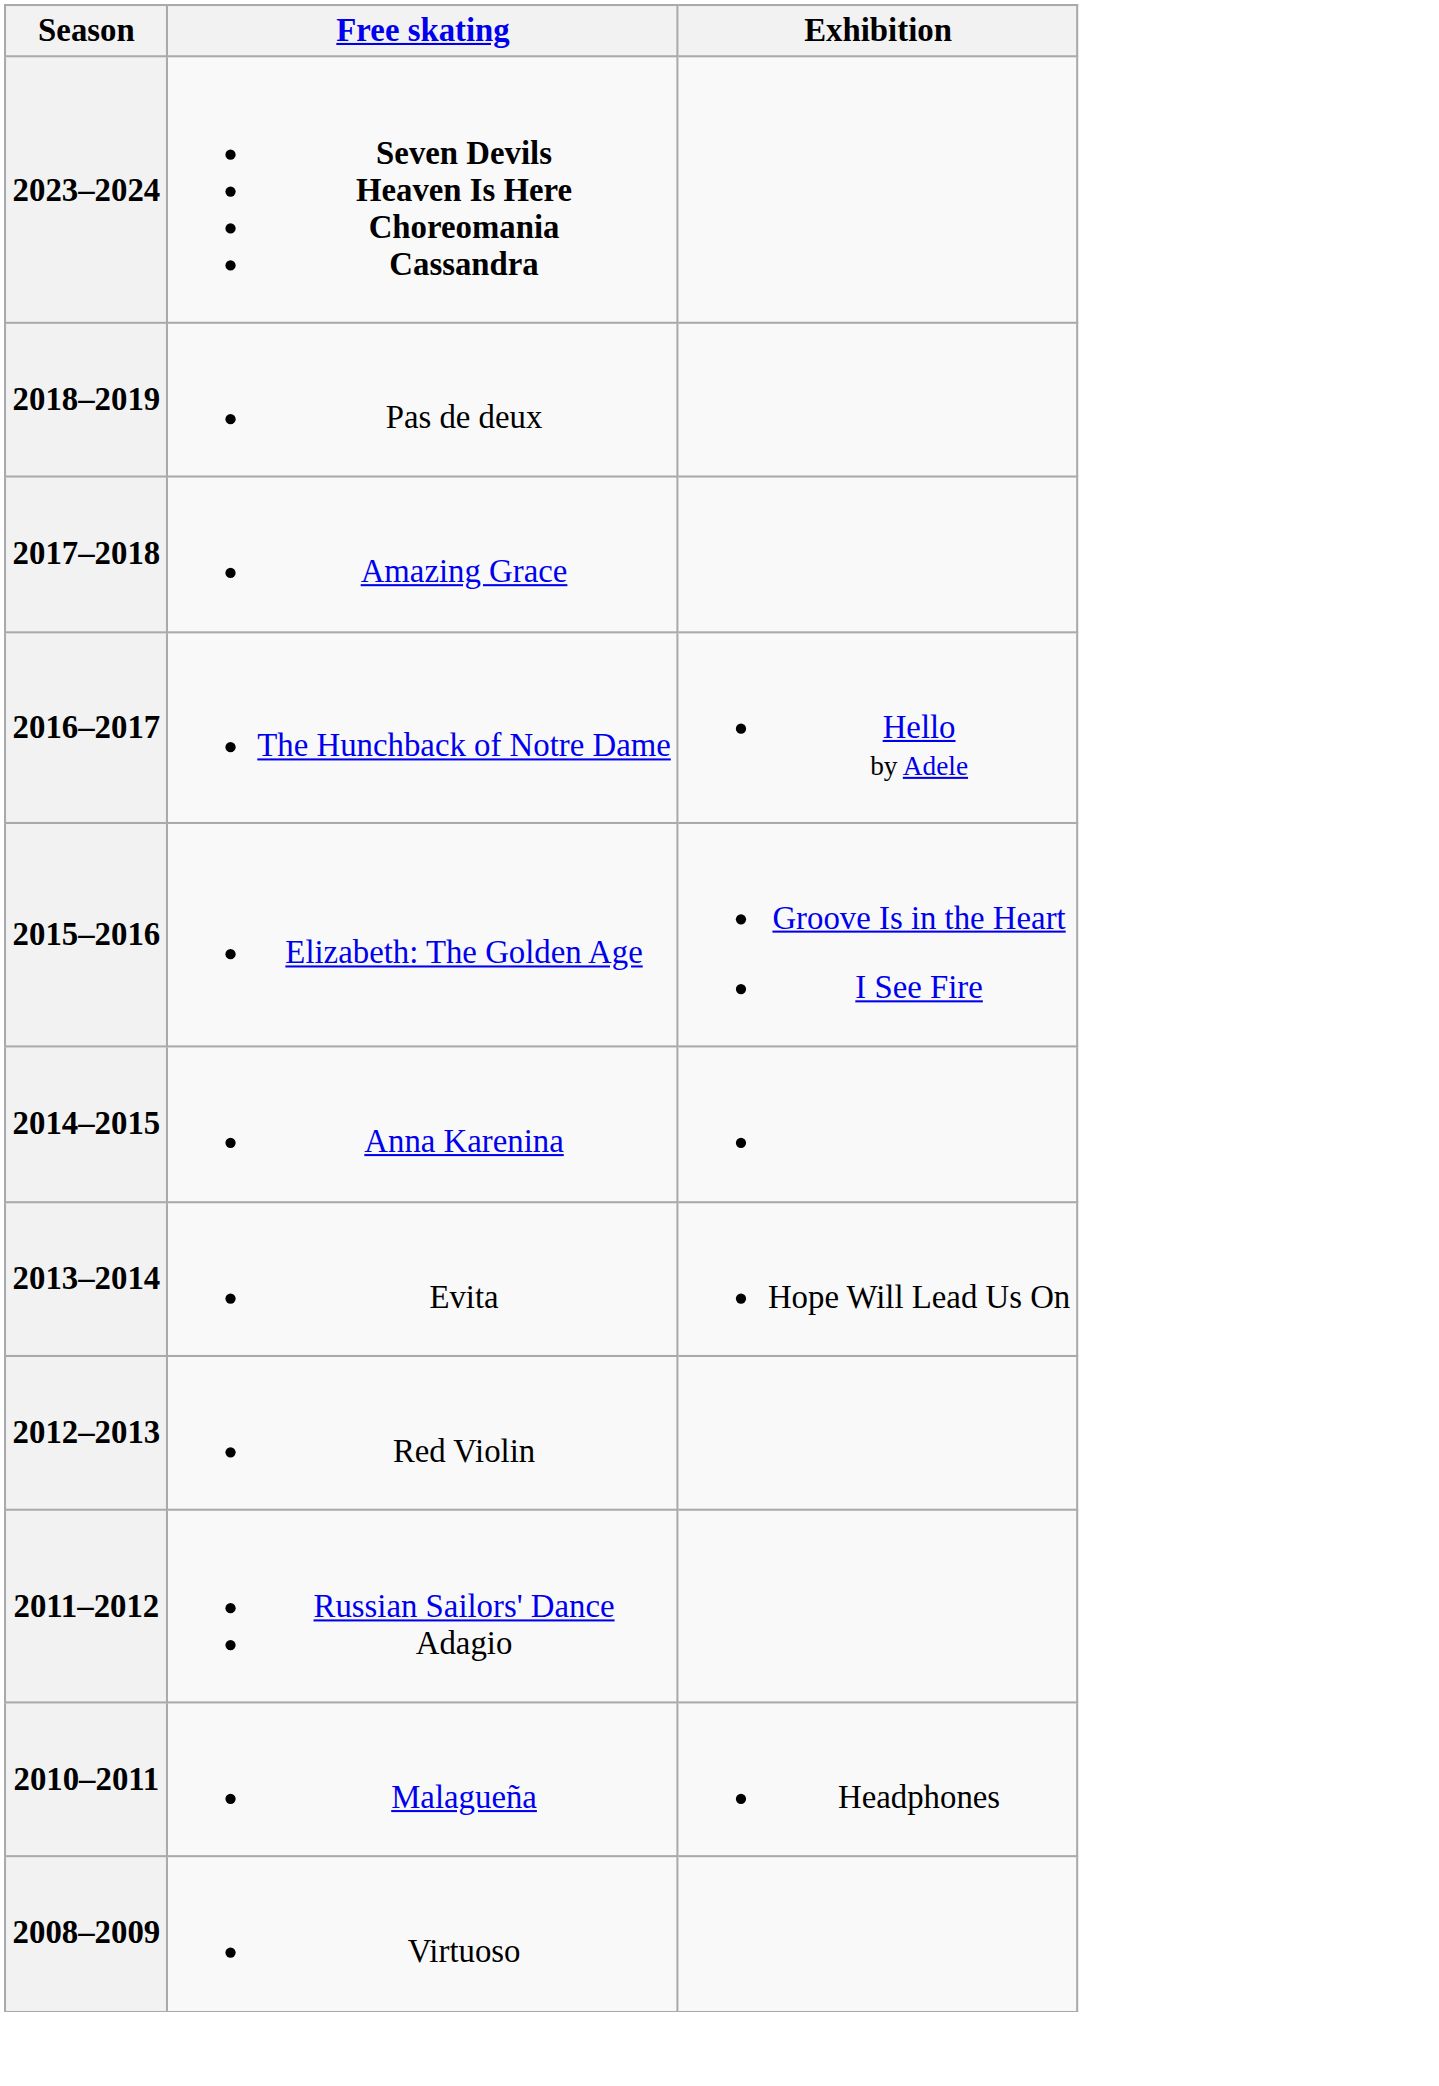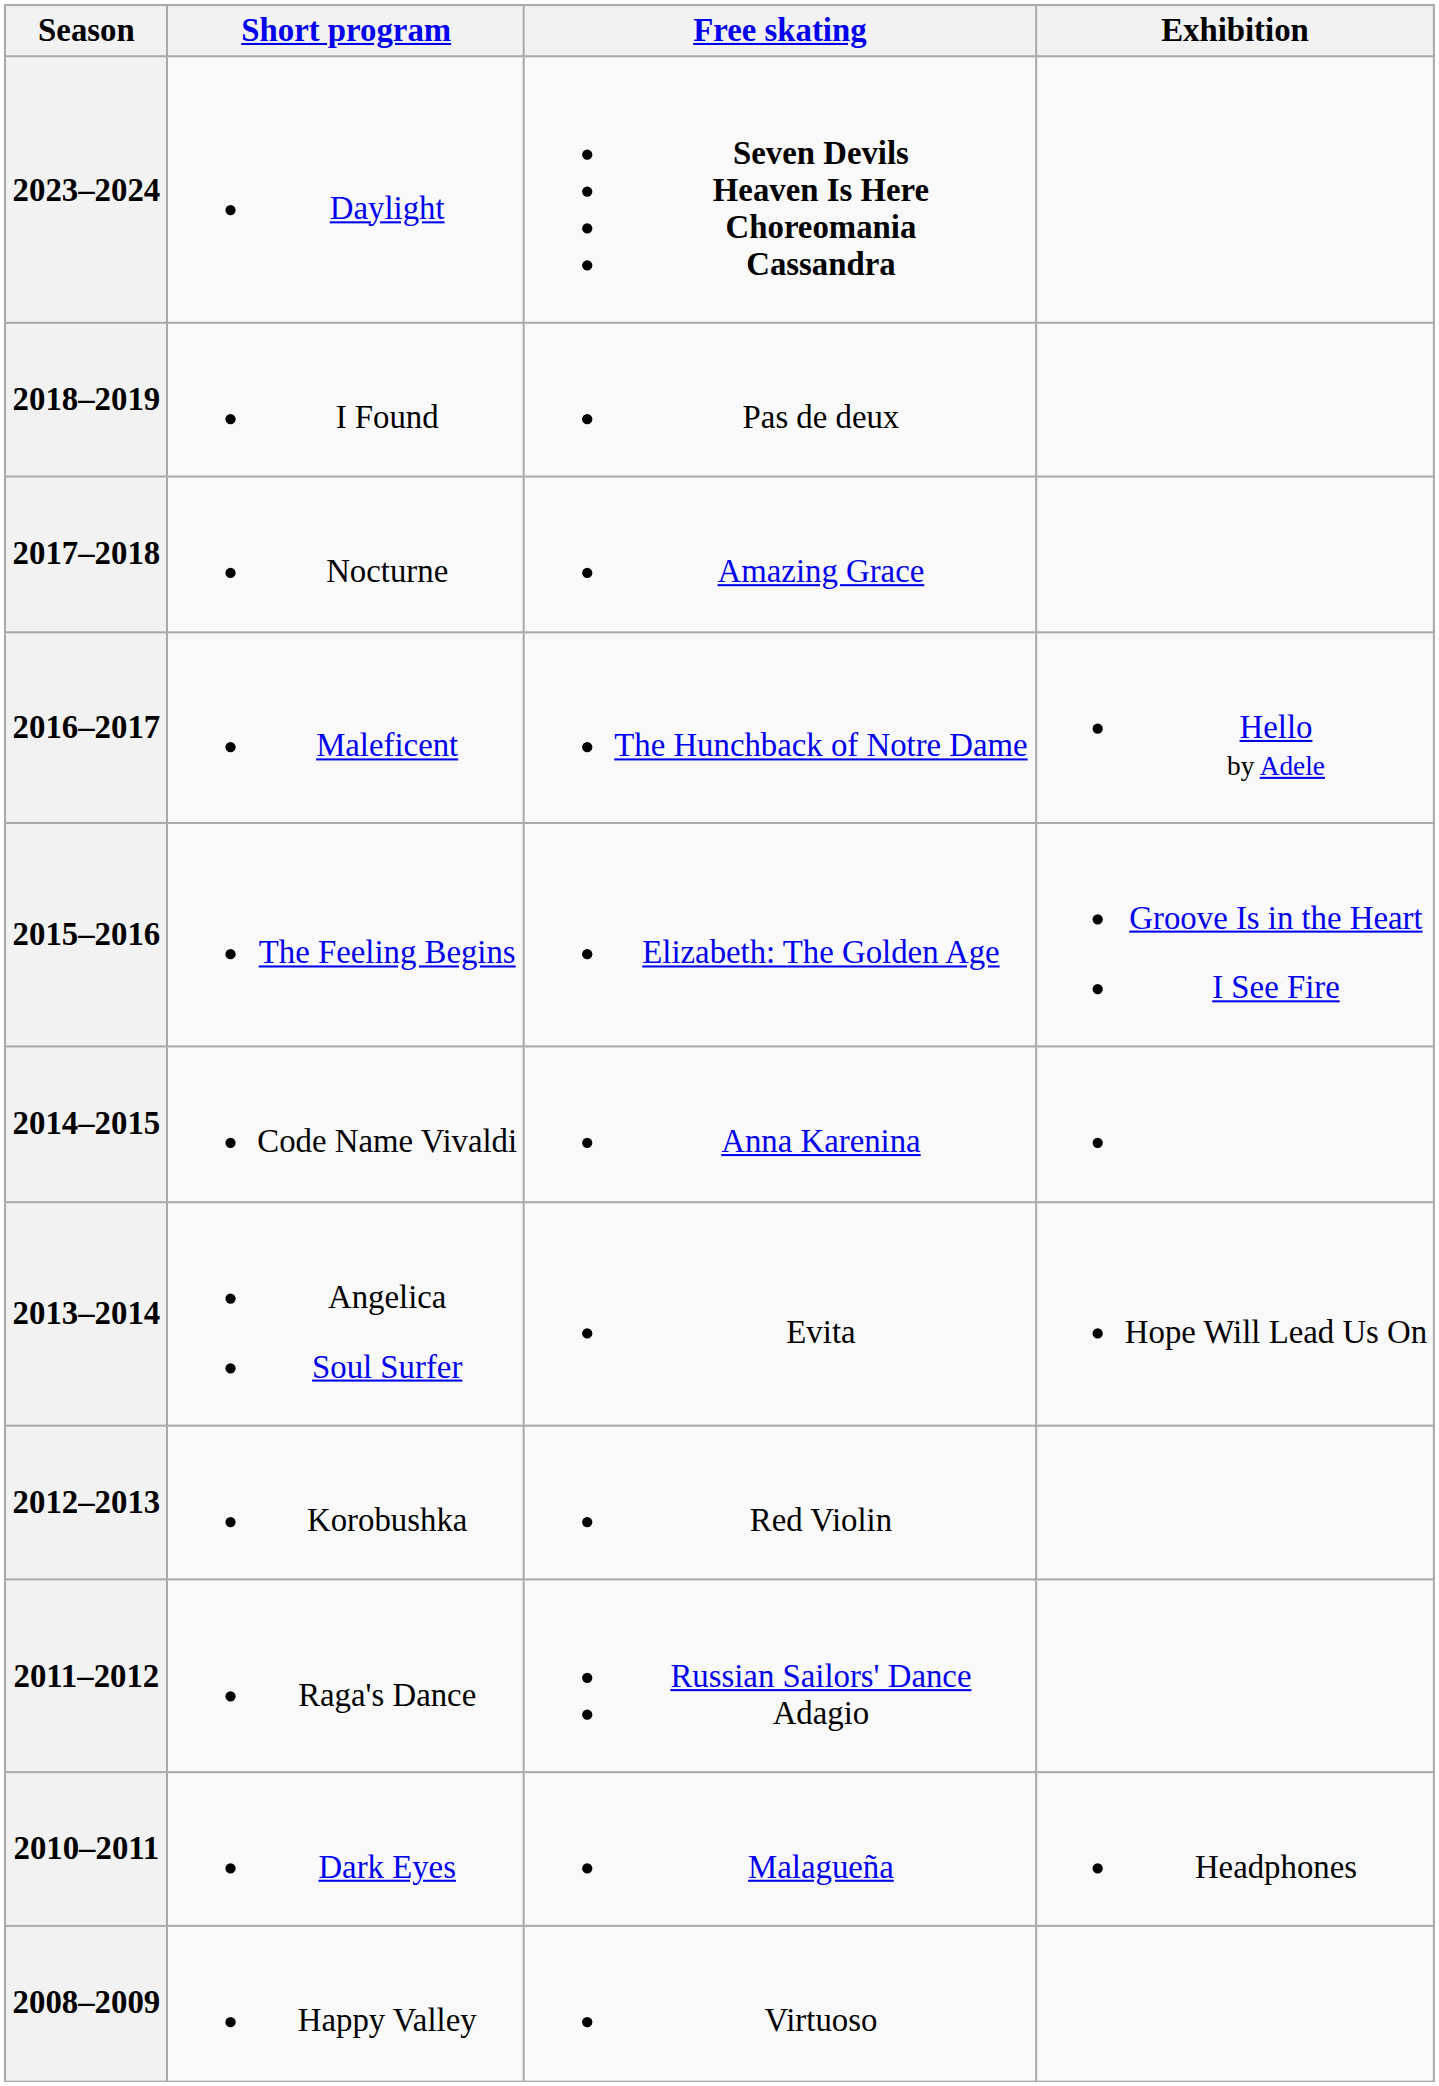+ column: (346, 30)
